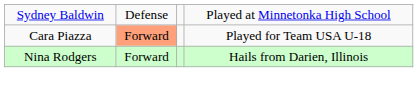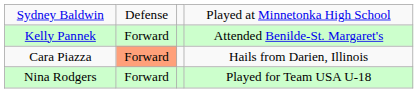+ row: (60, 35)
(299, 35) Played for Team USA U-18 -> (299, 56) Hails from Darien, Illinois
(299, 56) Hails from Darien, Illinois -> (299, 77) Played for Team USA U-18
